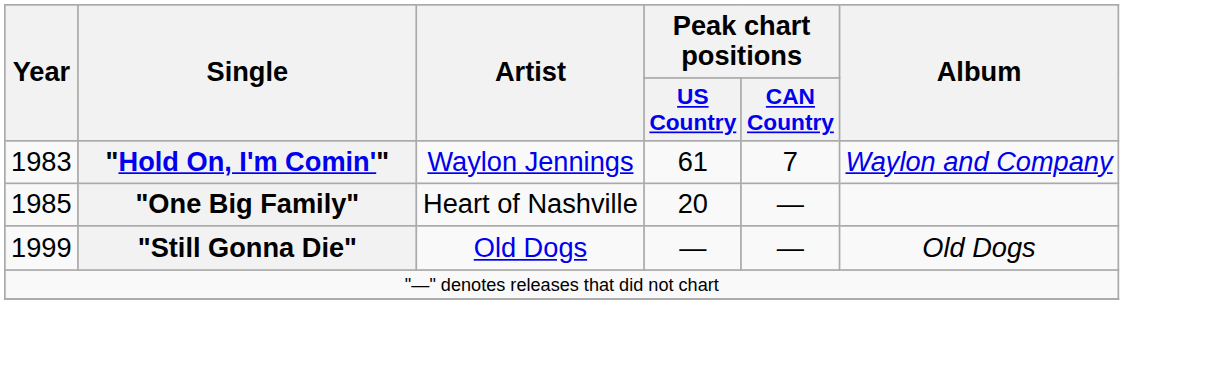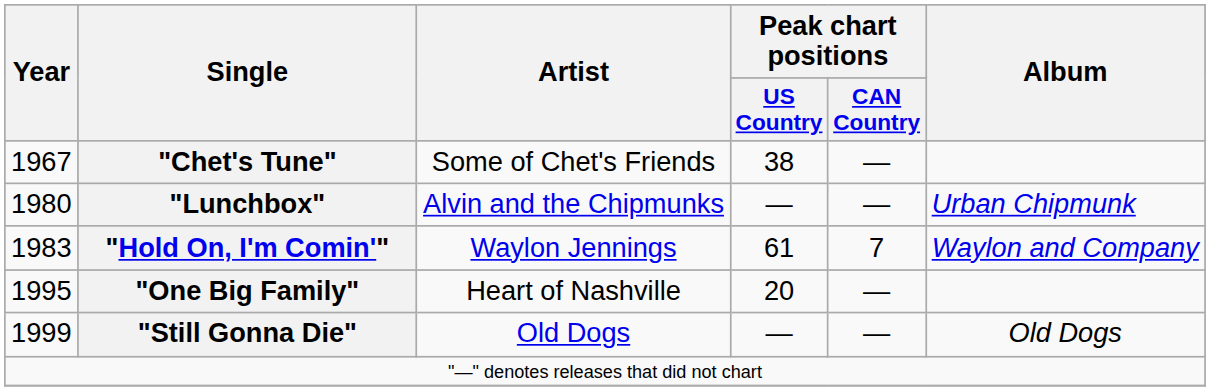+ row: (247, 161)
+ row: (247, 204)
(41, 204) 1985 -> (41, 290) 1995
